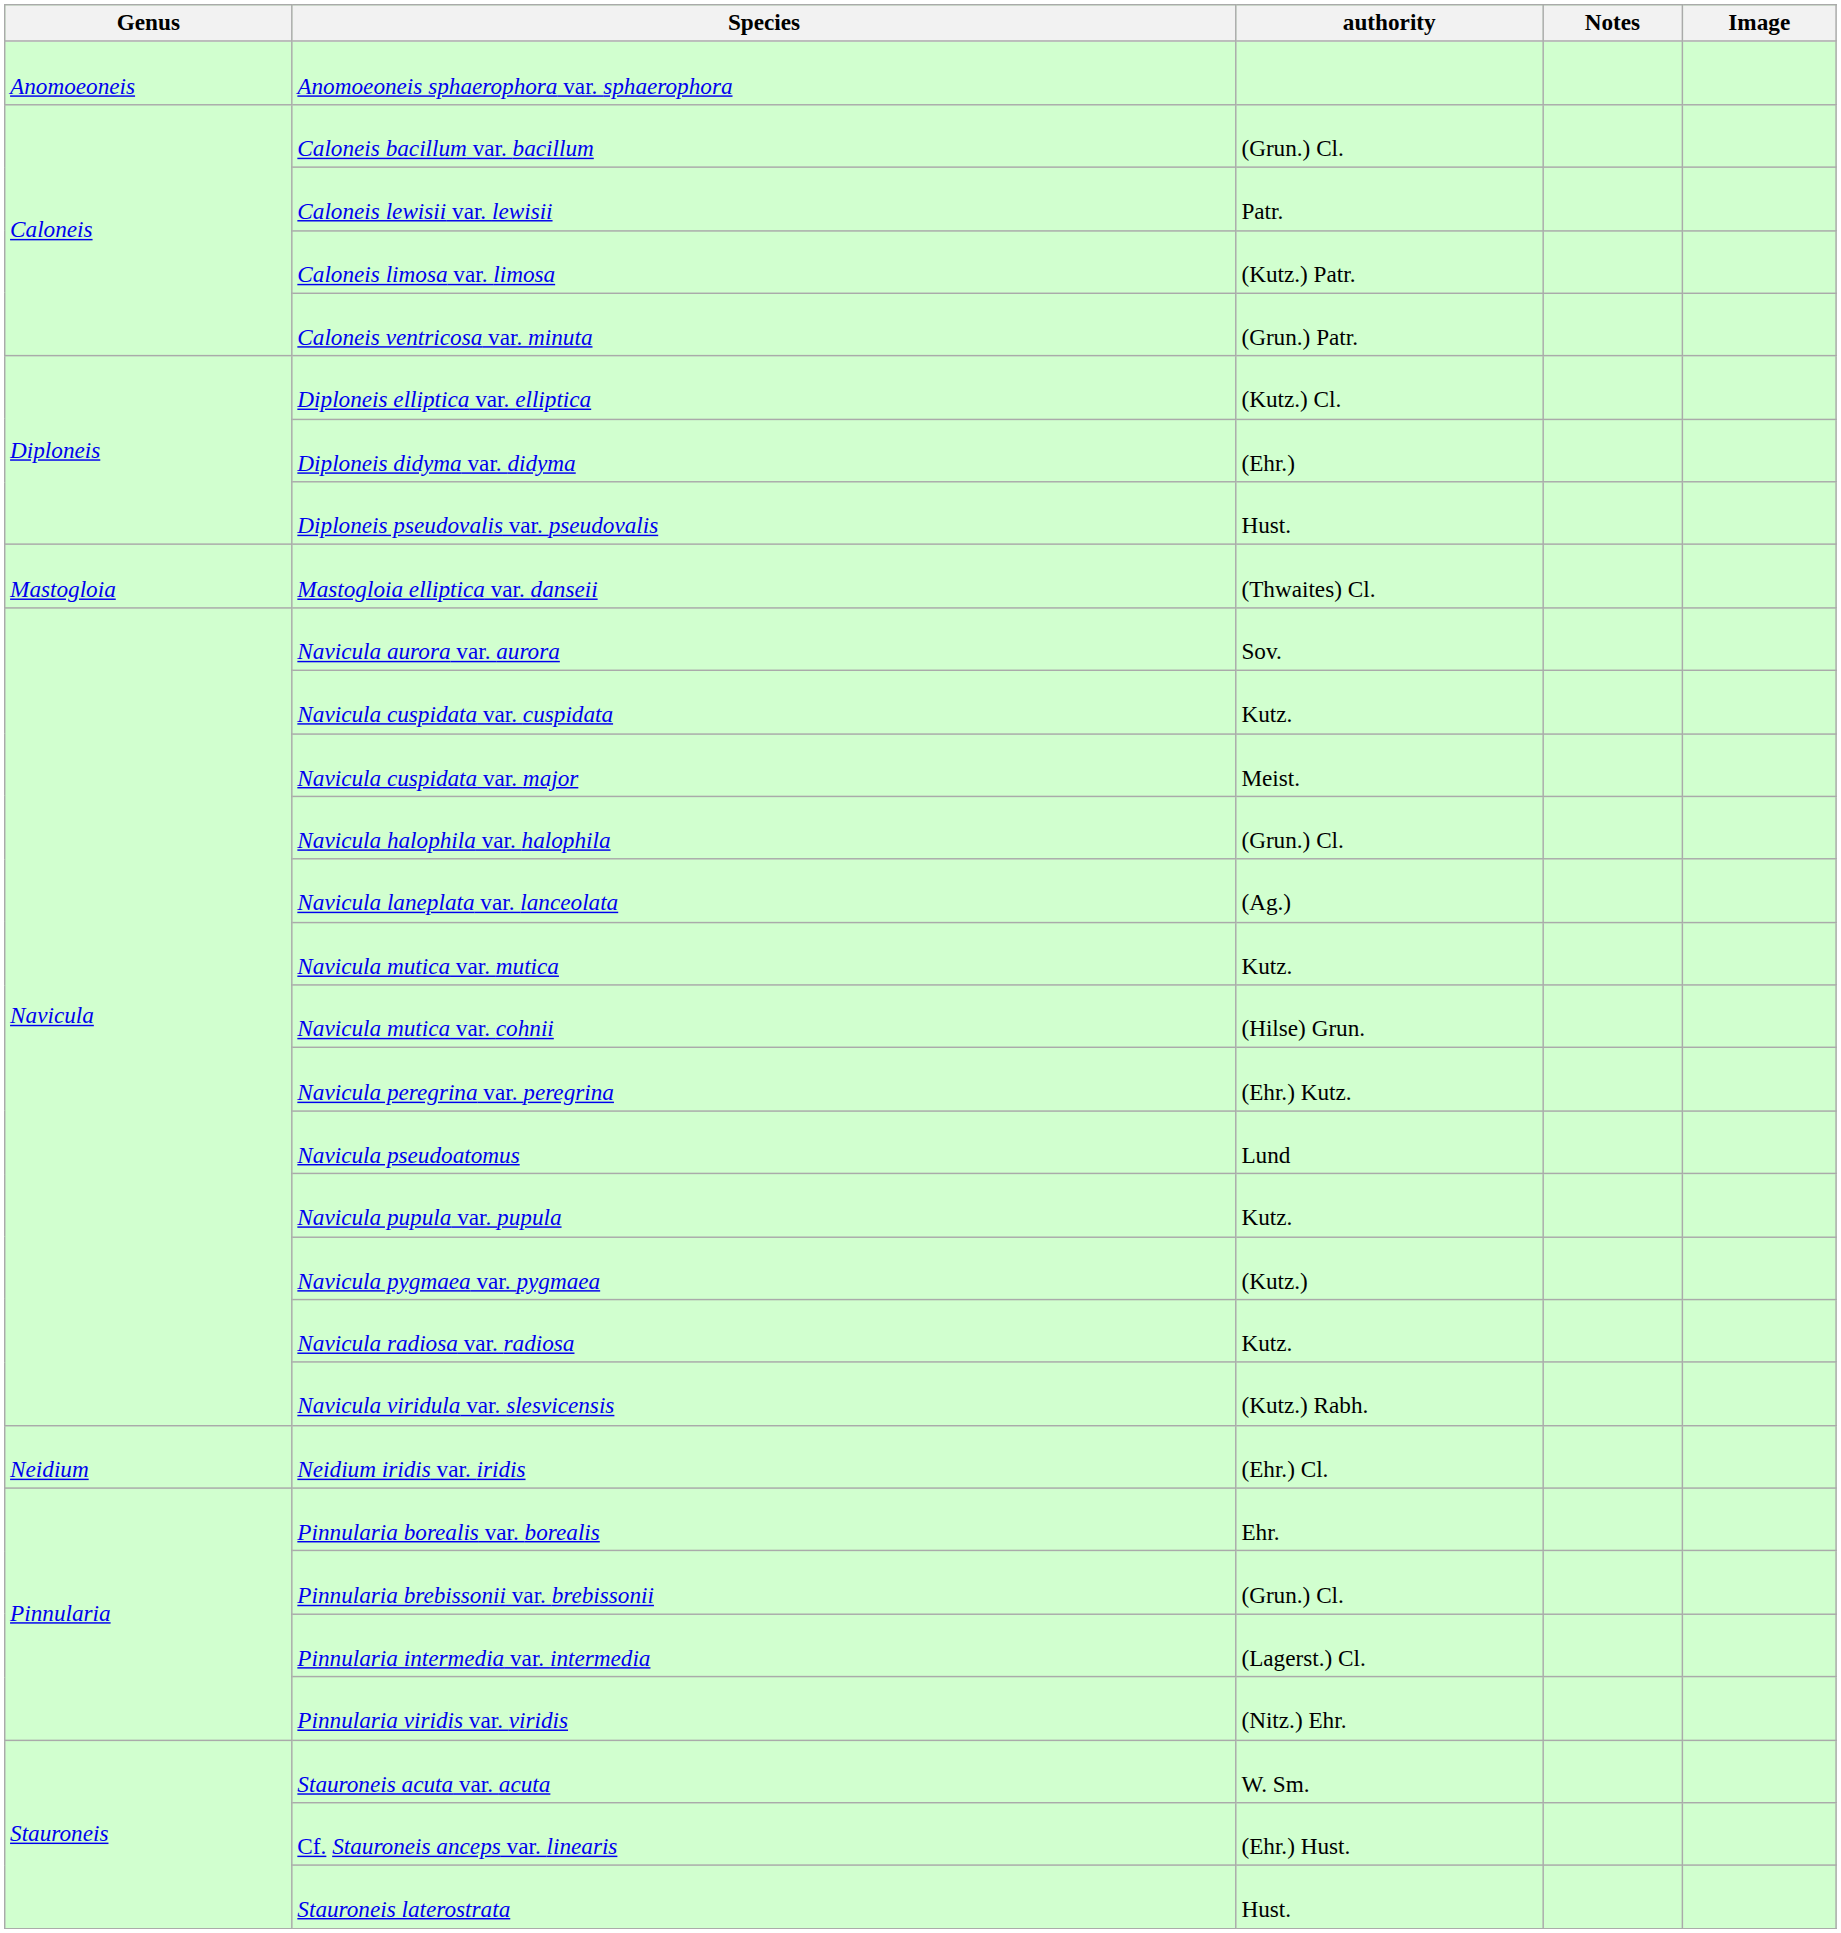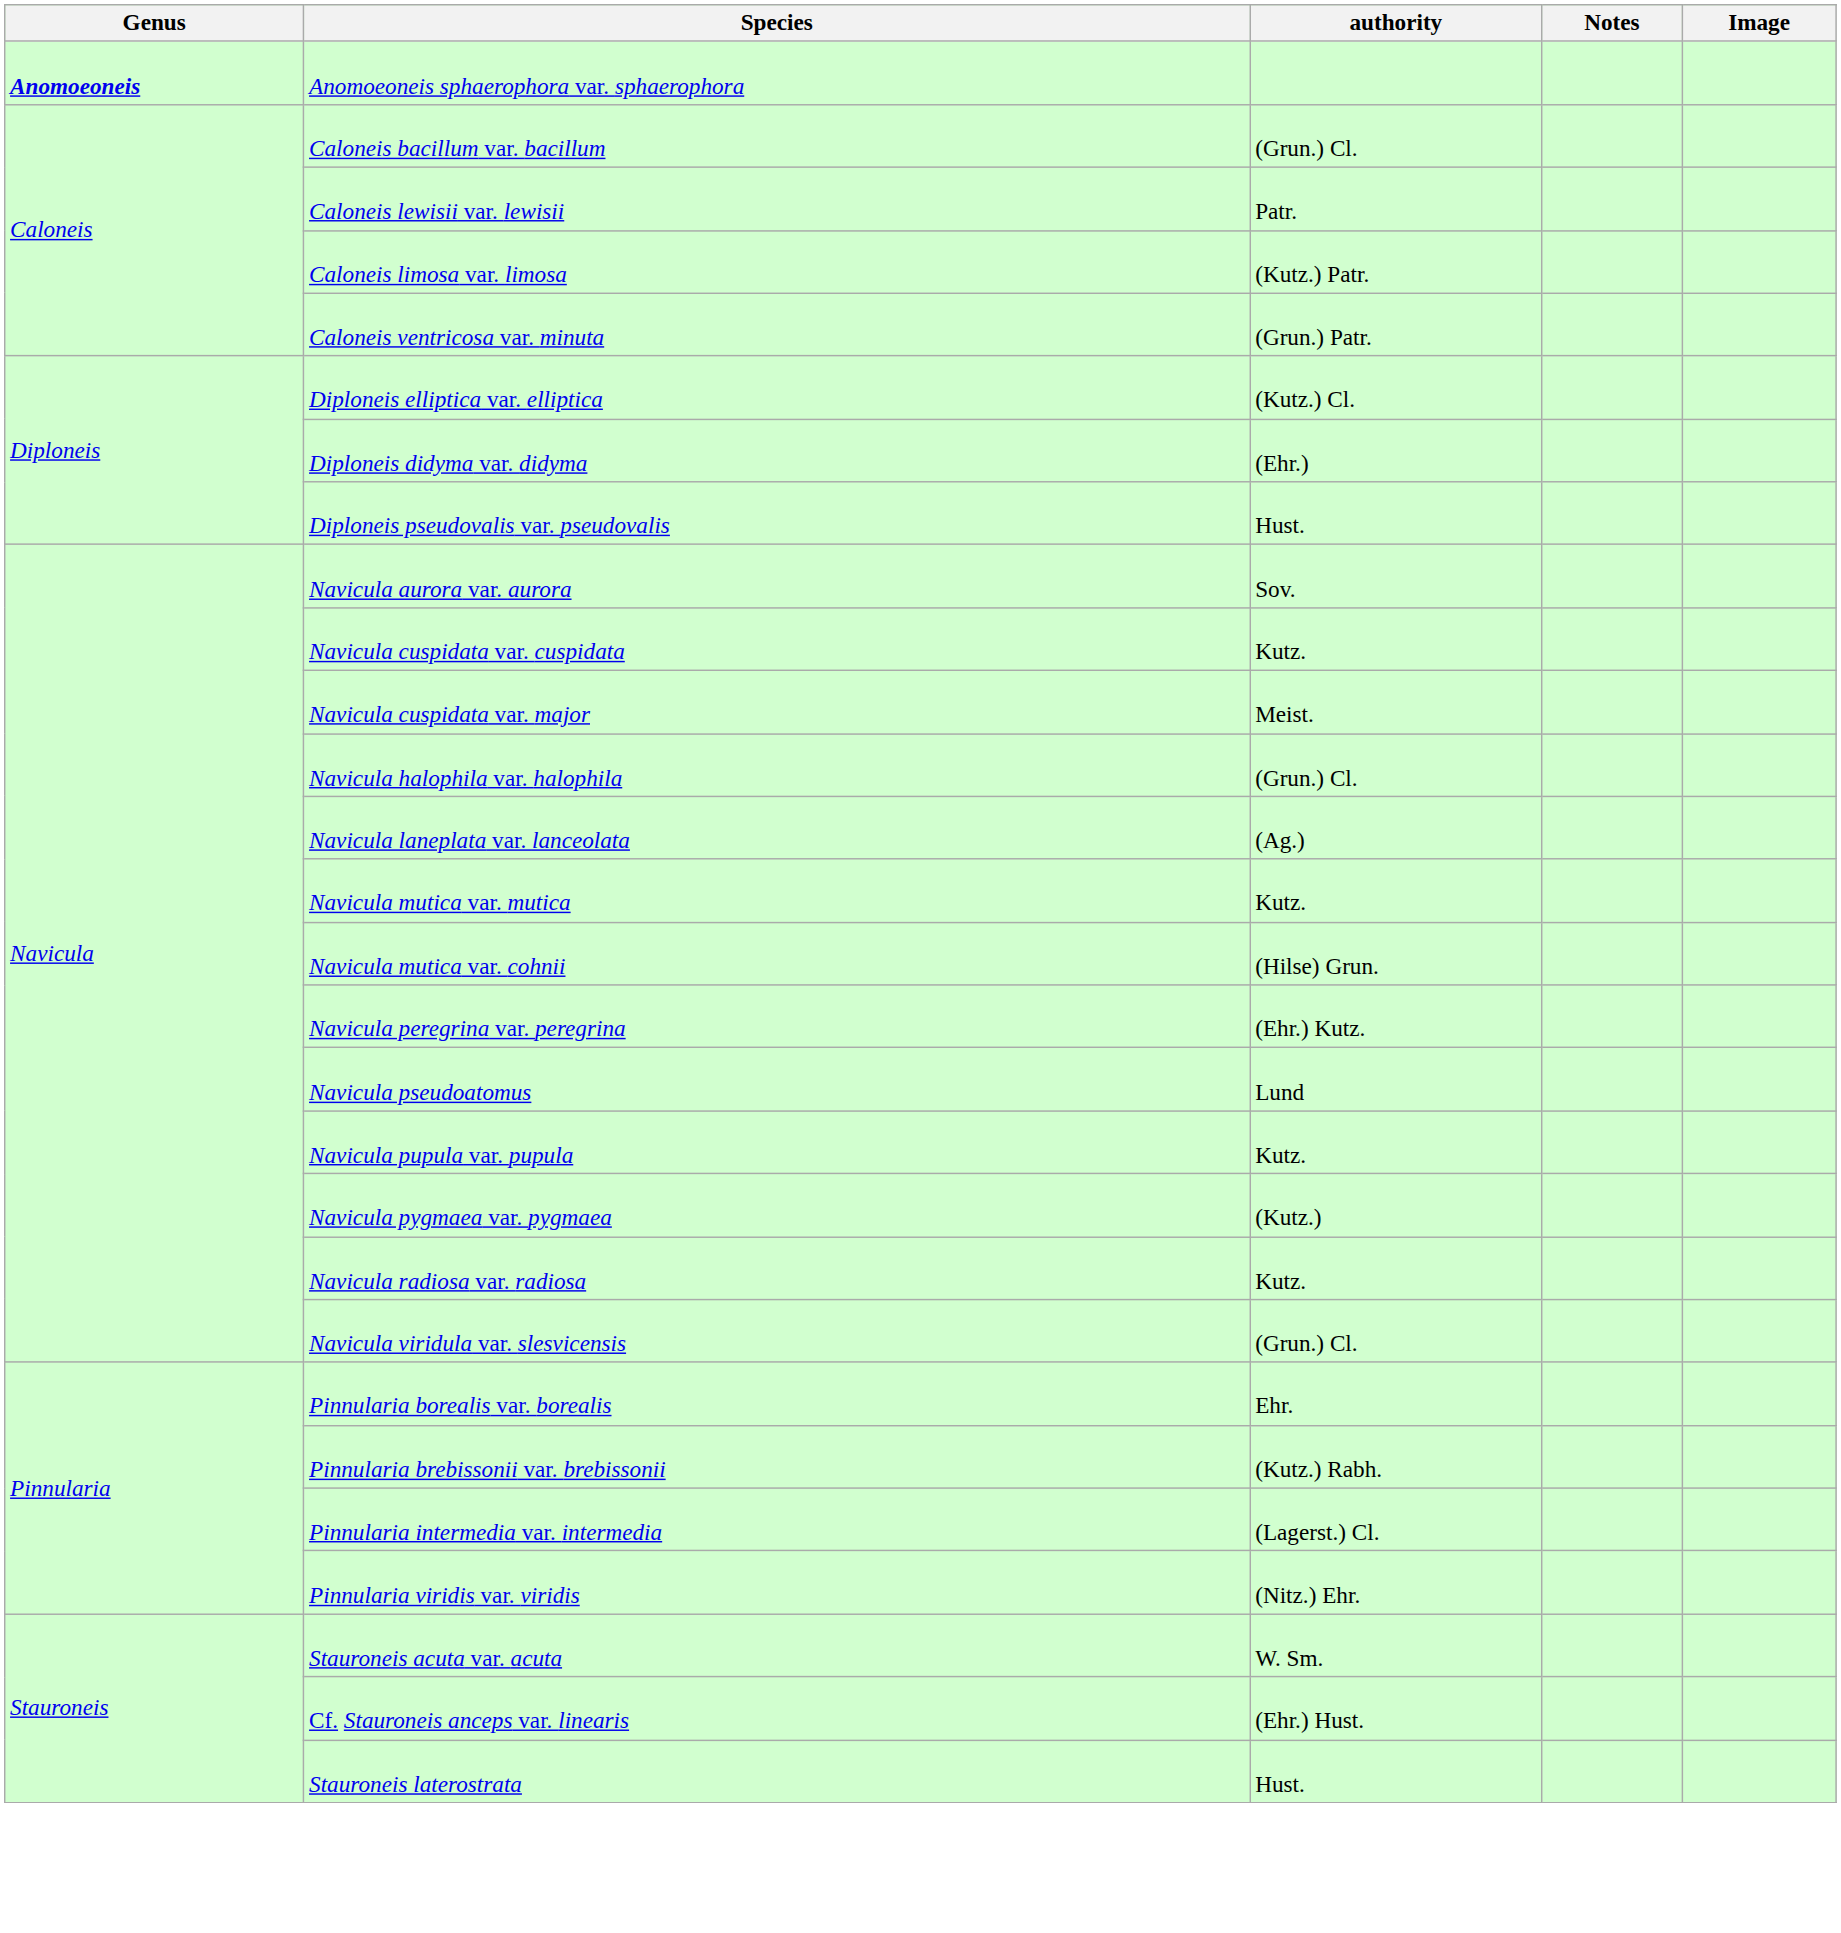(73, 85) normal -> (75, 85) bold
- row: (447, 588)
(1305, 1406) (Kutz.) Rabh. -> (1306, 1343) (Grun.) Cl.
- row: (411, 1469)
(1293, 1595) (Grun.) Cl. -> (1319, 1469) (Kutz.) Rabh.
